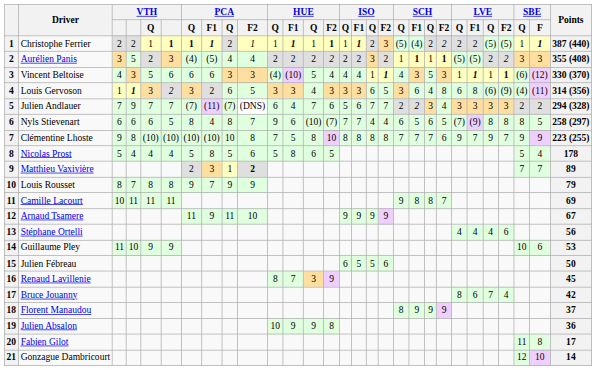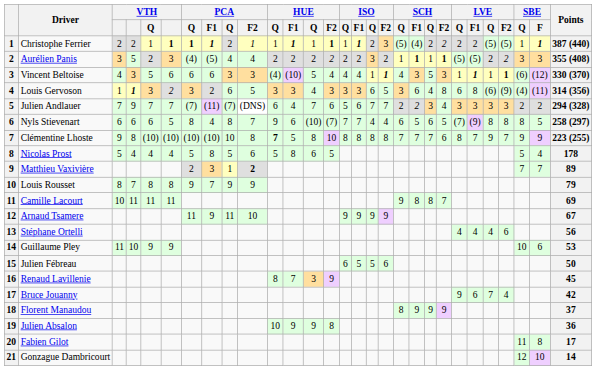(275, 137) normal -> (275, 137) bold
(459, 137) 9 -> (459, 137) 8
(459, 294) 8 -> (459, 294) 9
